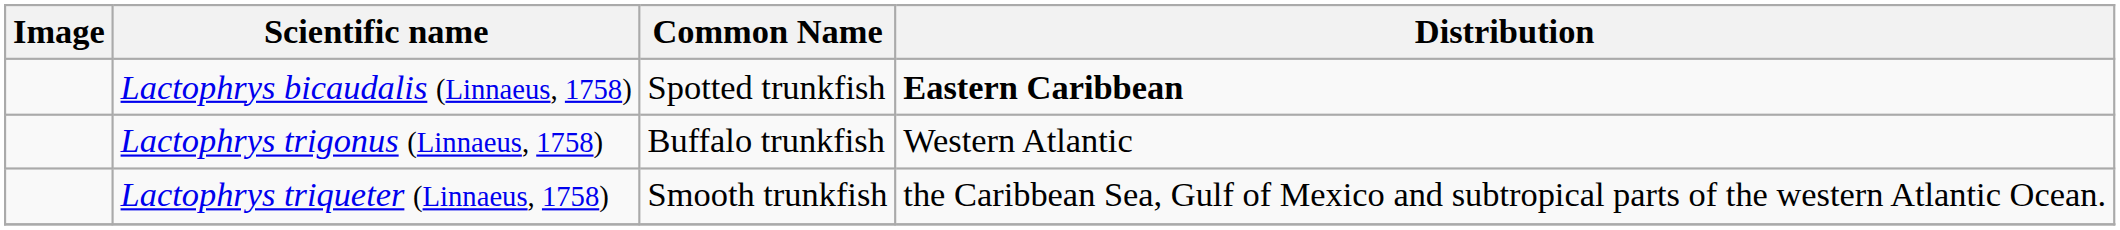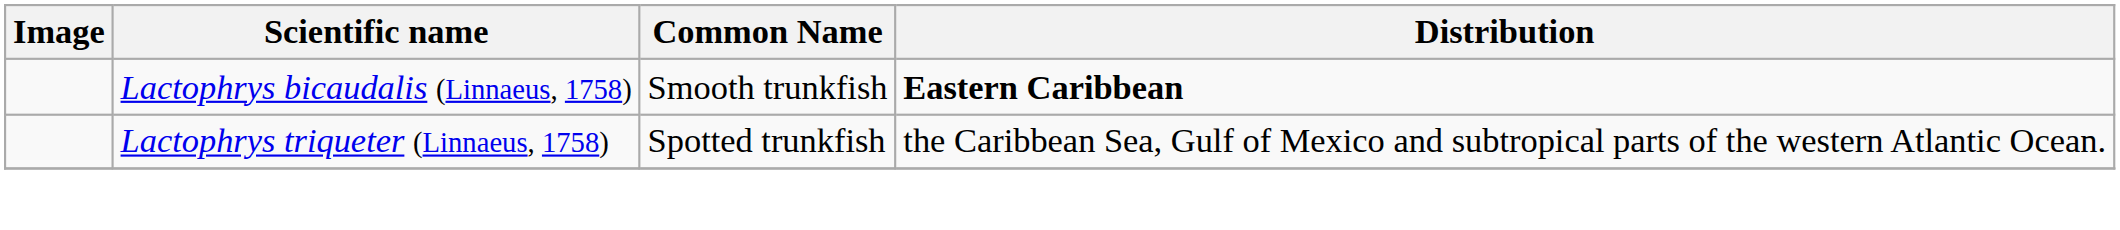(767, 86) Spotted trunkfish -> (768, 86) Smooth trunkfish
- row: (362, 140)
(768, 195) Smooth trunkfish -> (767, 140) Spotted trunkfish
